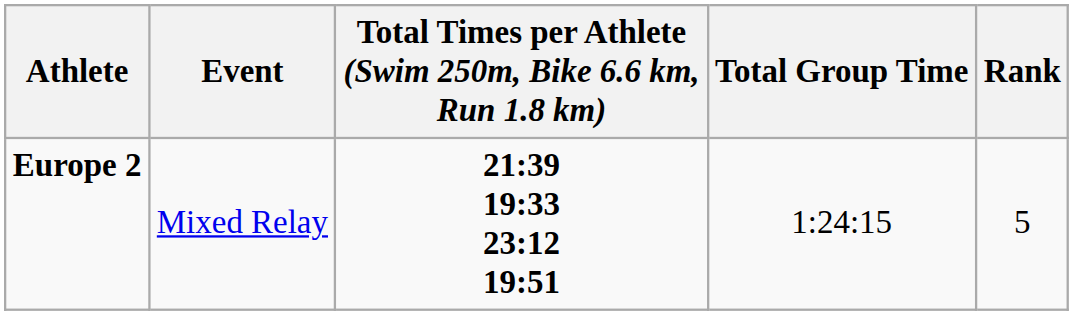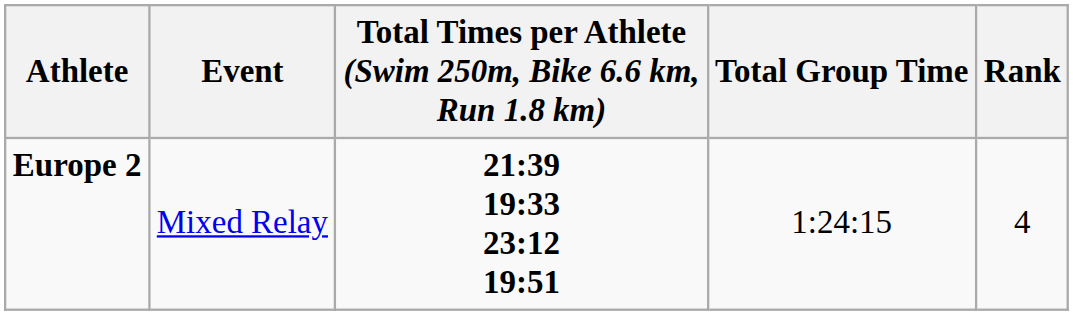(1022, 222) 5 -> (1022, 222) 4
